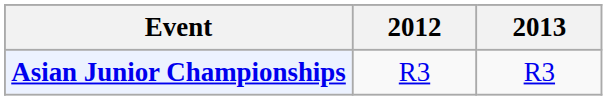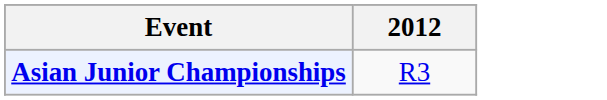- column: (539, 27)
